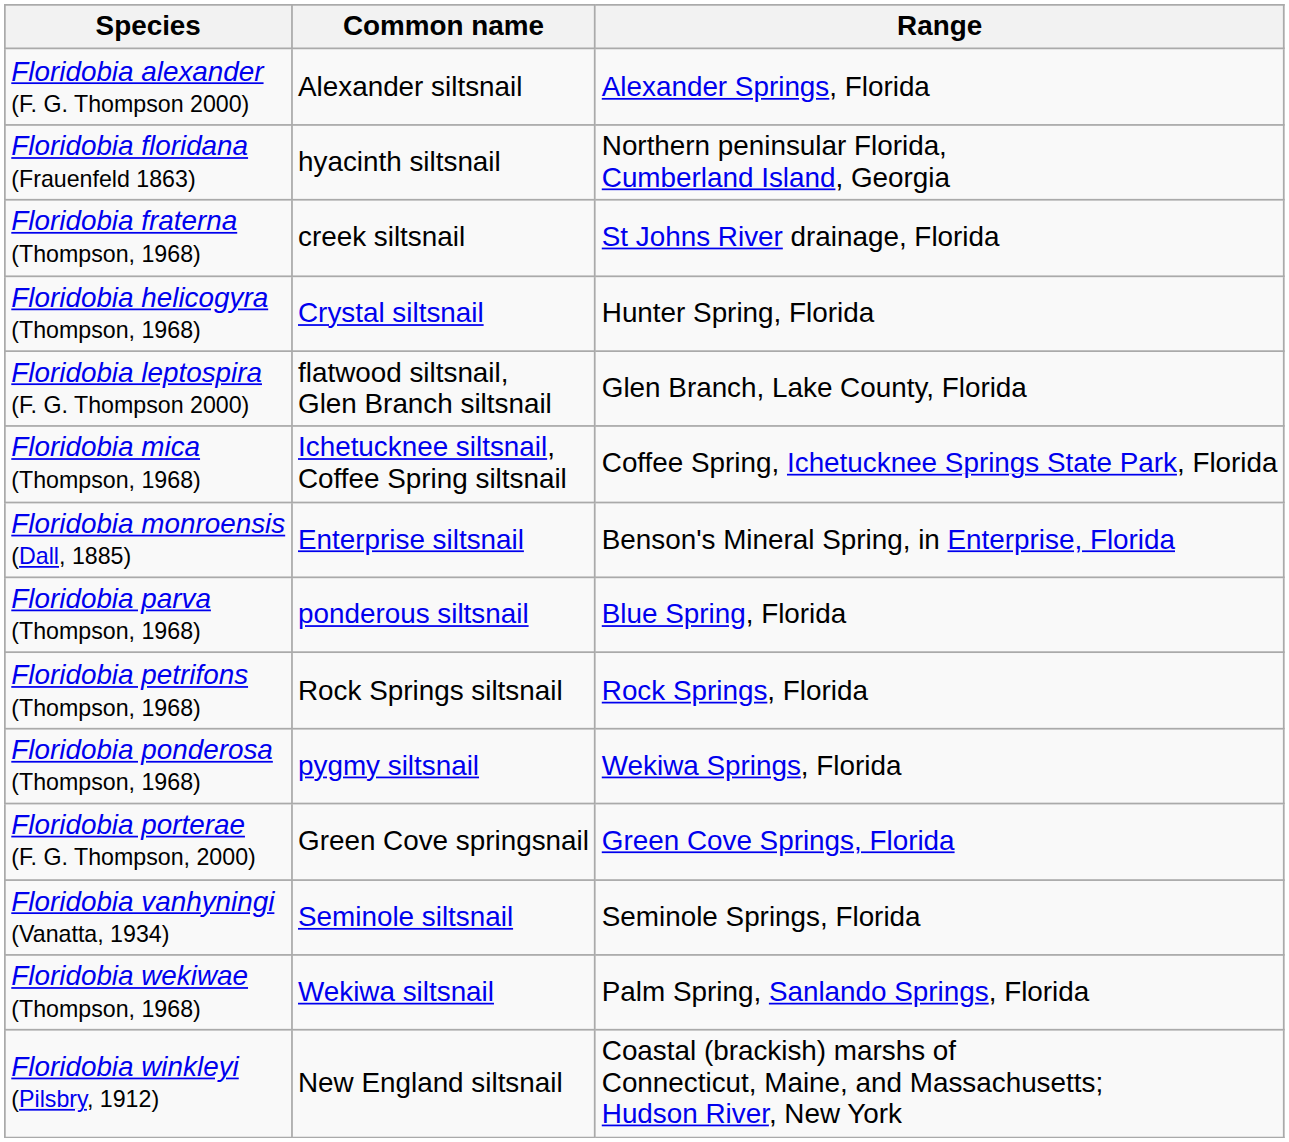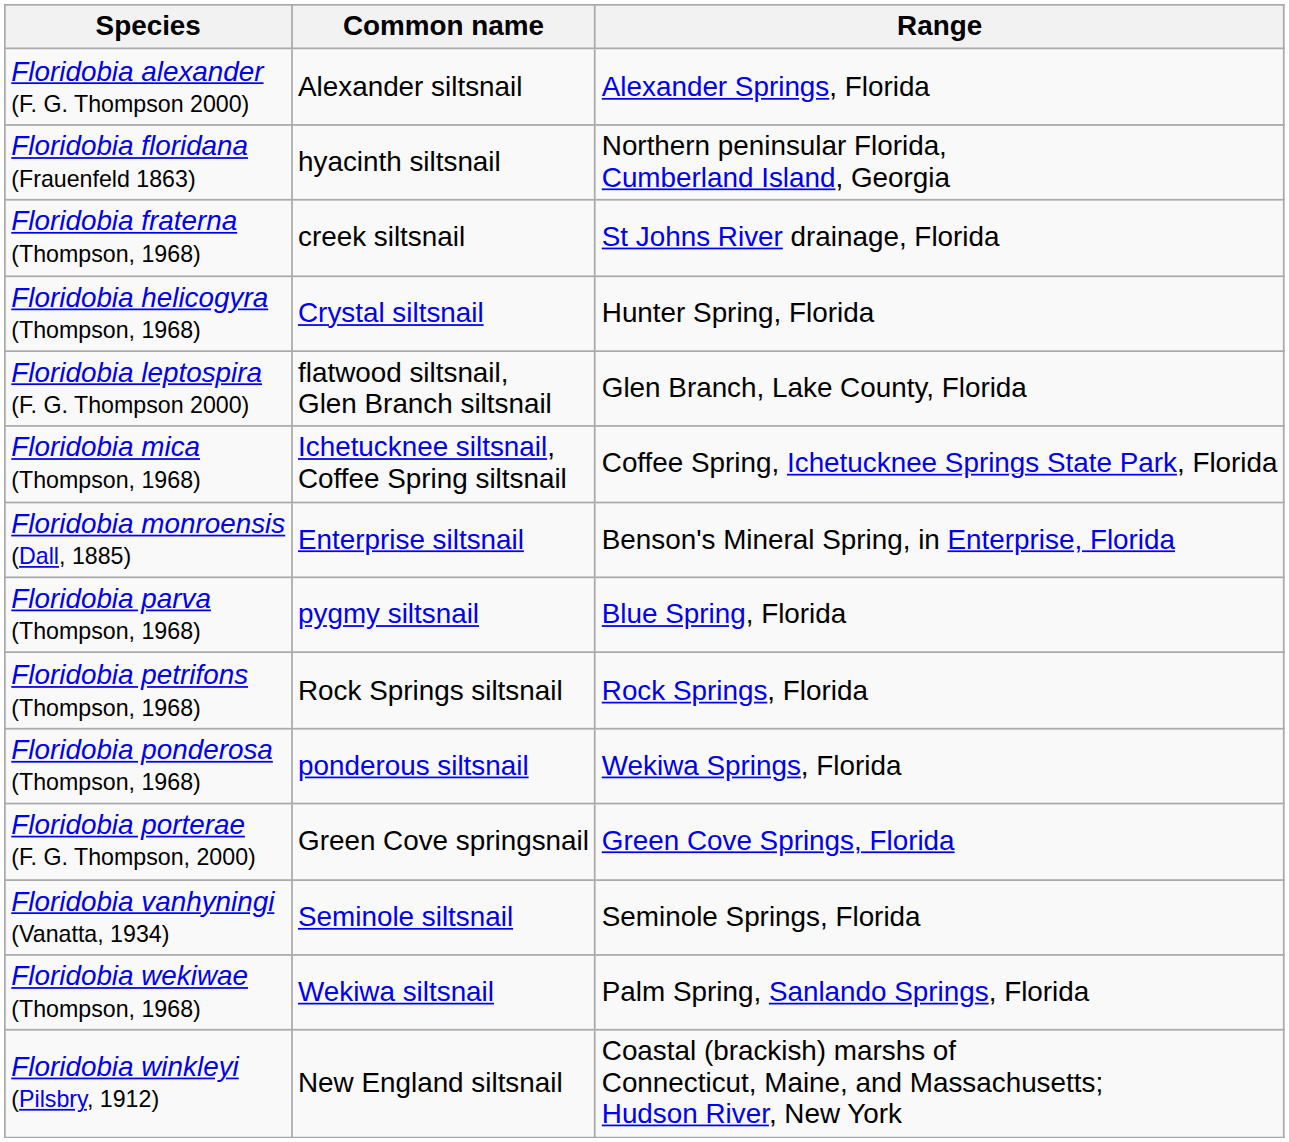(413, 614) ponderous siltsnail -> (389, 614) pygmy siltsnail
(389, 765) pygmy siltsnail -> (413, 765) ponderous siltsnail
